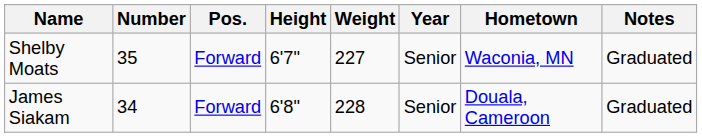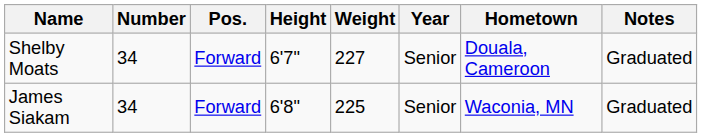(127, 58) 35 -> (127, 58) 34
(519, 58) Waconia, MN -> (507, 58) Douala, Cameroon
(350, 107) 228 -> (350, 107) 225
(507, 107) Douala, Cameroon -> (519, 107) Waconia, MN
